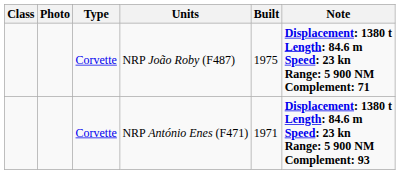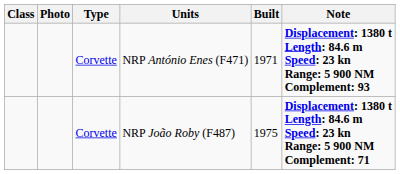rows swapped: (185, 133) <-> (179, 60)
